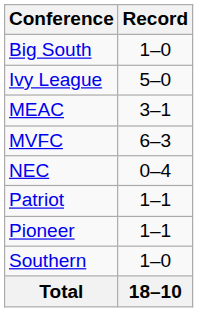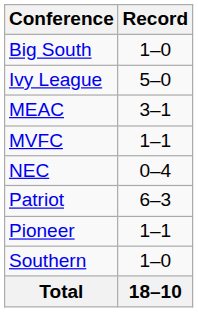(155, 140) 6–3 -> (155, 140) 1–1
(155, 200) 1–1 -> (155, 200) 6–3
